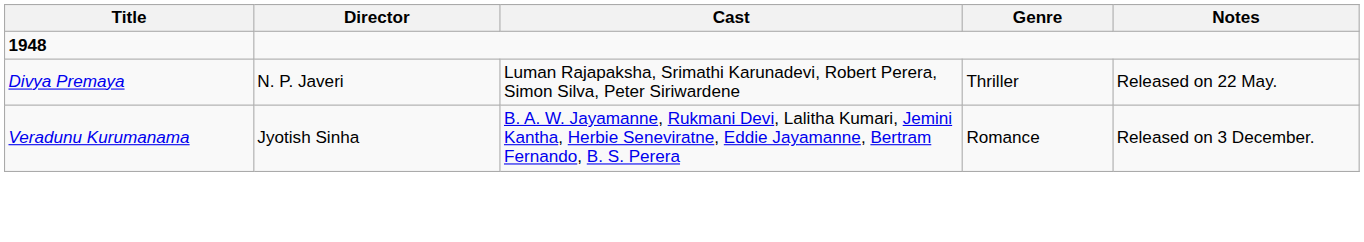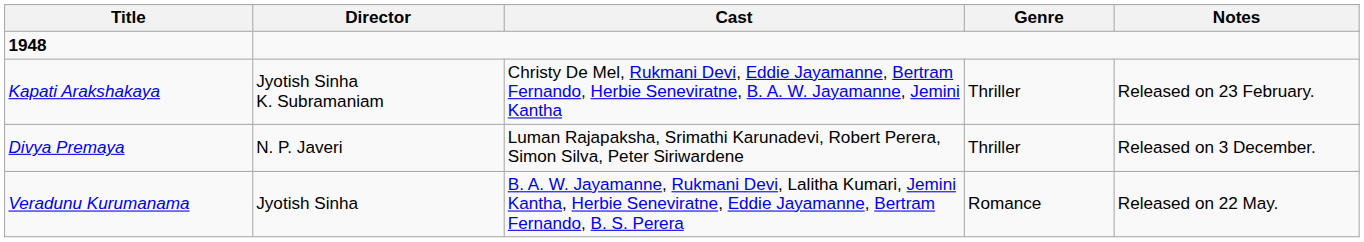+ row: (84, 91)
(1197, 82) Released on 22 May. -> (1217, 147) Released on 3 December.
(1216, 138) Released on 3 December. -> (1198, 203) Released on 22 May.
